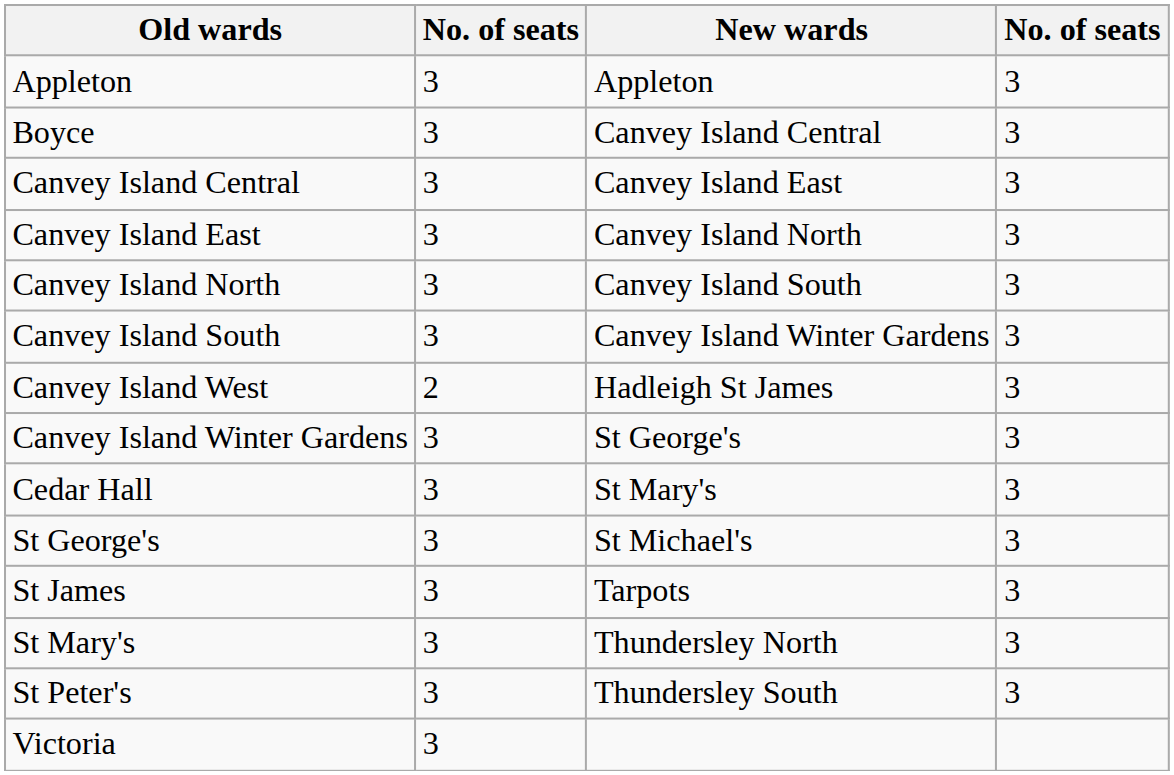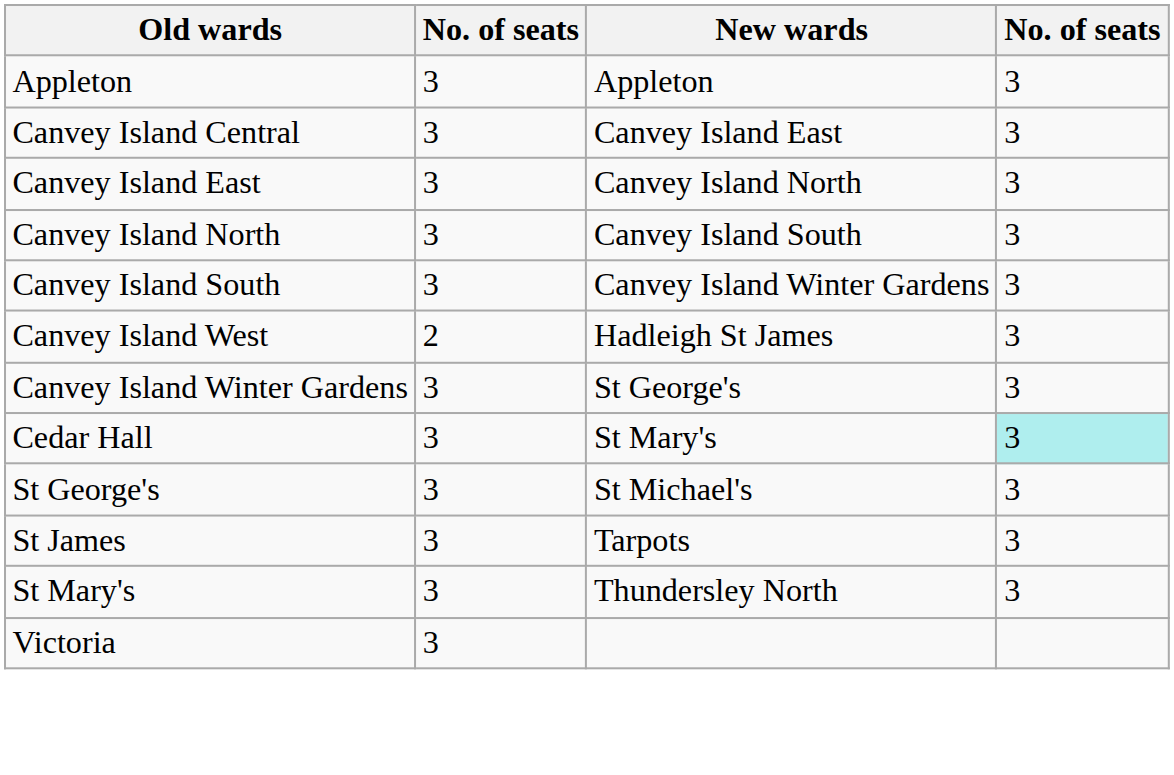- row: (53, 132)
(1012, 489) no background -> (1012, 438) paleturquoise background
- row: (72, 693)
